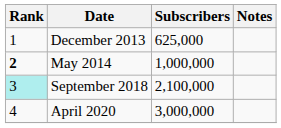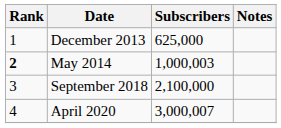(184, 63) 1,000,000 -> (184, 63) 1,000,003
(13, 87) paleturquoise background -> (13, 87) no background
(184, 110) 3,000,000 -> (184, 110) 3,000,007
